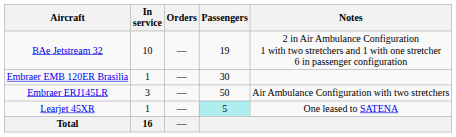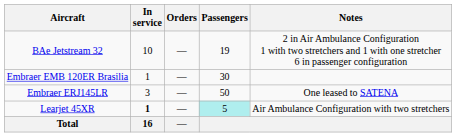(351, 93) Air Ambulance Configuration with two stretchers -> (351, 93) One leased to SATENA
(147, 108) normal -> (147, 108) bold
(351, 108) One leased to SATENA -> (351, 108) Air Ambulance Configuration with two stretchers
